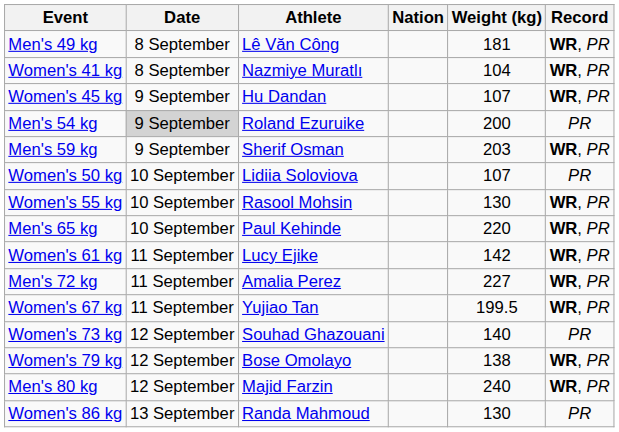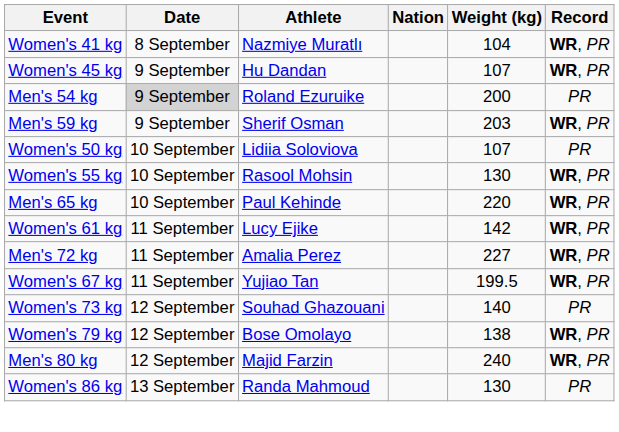- row: (53, 44)
